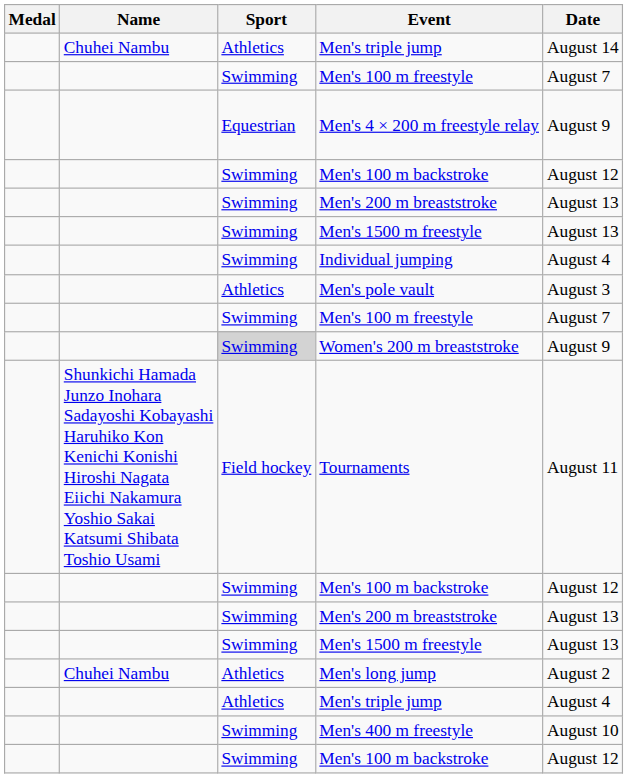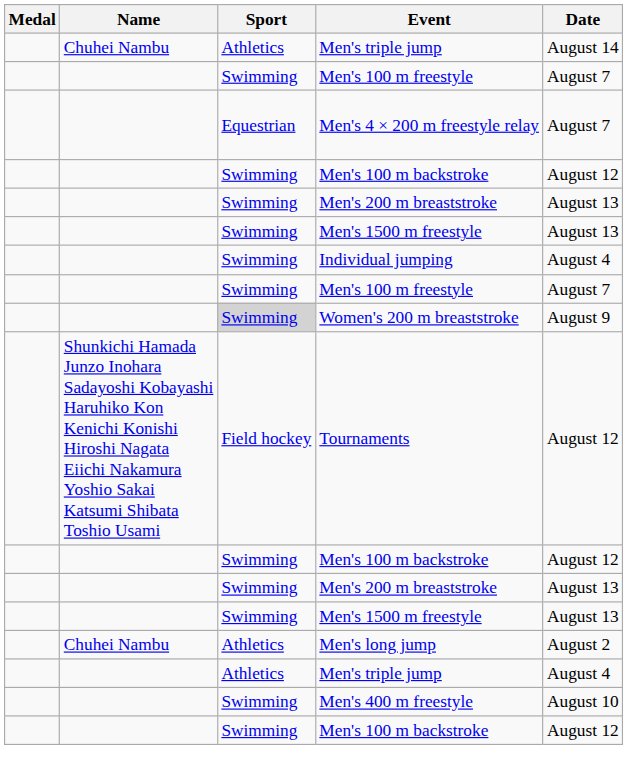(579, 125) August 9 -> (579, 125) August 7
- row: (139, 289)
(583, 466) August 11 -> (583, 438) August 12
